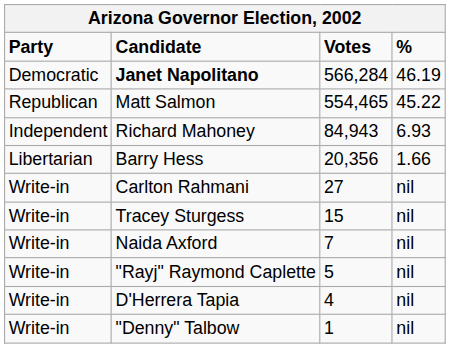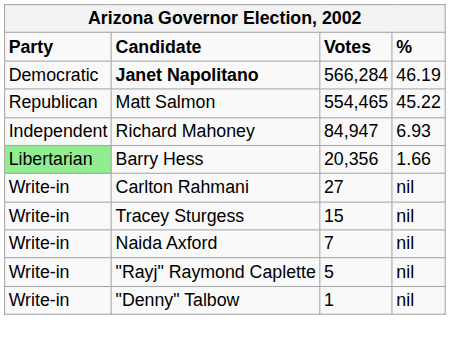(351, 131) 84,943 -> (351, 131) 84,947
(51, 159) no background -> (51, 159) lightgreen background
- row: (177, 300)
